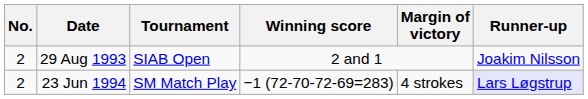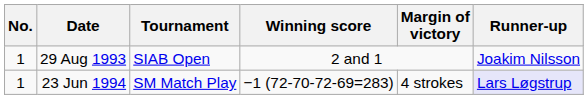(20, 58) 2 -> (20, 58) 1
(20, 83) 2 -> (20, 83) 1
